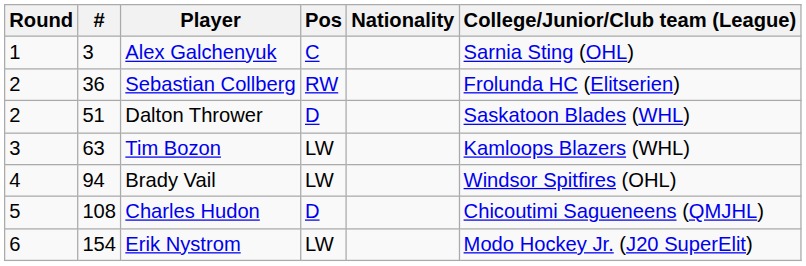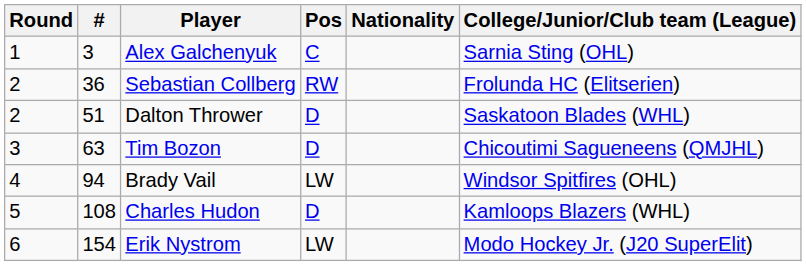(319, 148) LW -> (312, 148) D
(577, 148) Kamloops Blazers (WHL) -> (614, 148) Chicoutimi Sagueneens (QMJHL)
(614, 212) Chicoutimi Sagueneens (QMJHL) -> (577, 212) Kamloops Blazers (WHL)
